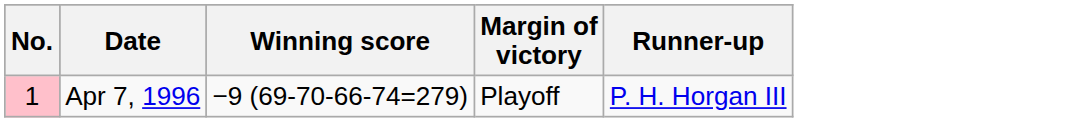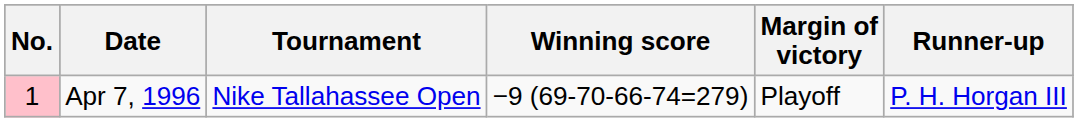+ column: (346, 40)
